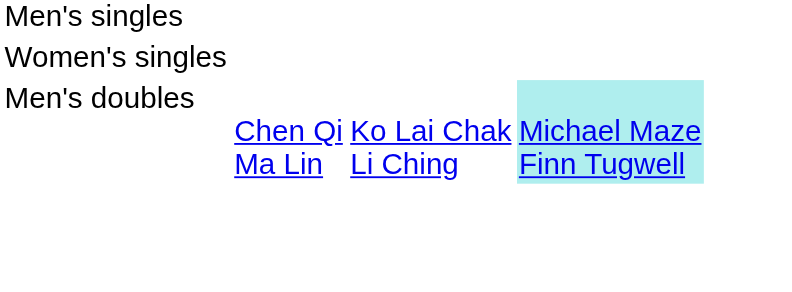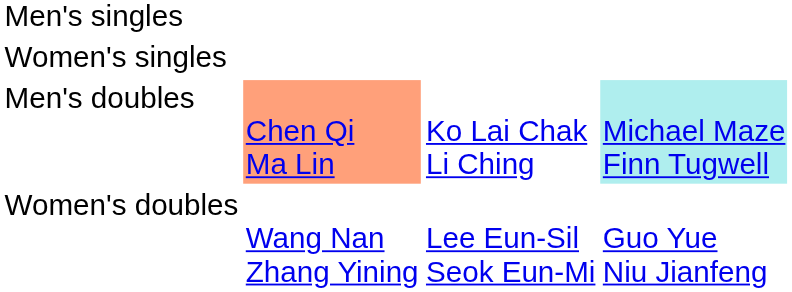(289, 148) no background -> (300, 148) lightsalmon background
+ row: (121, 205)
